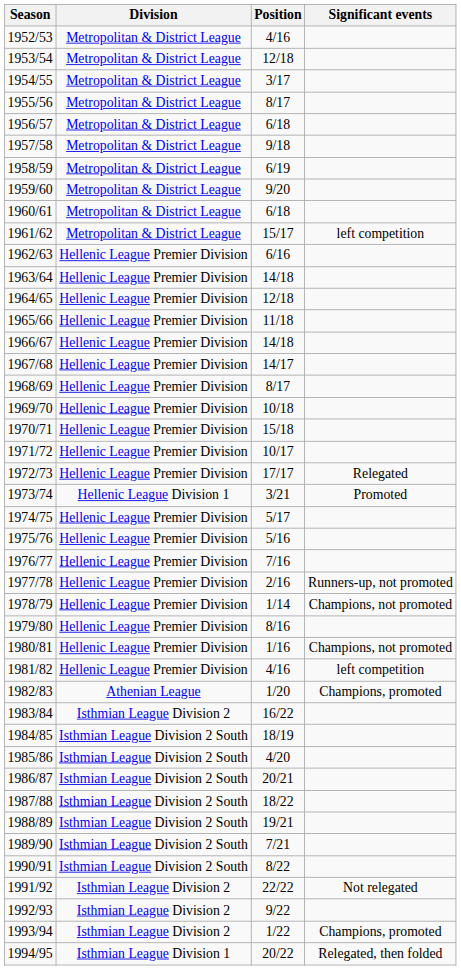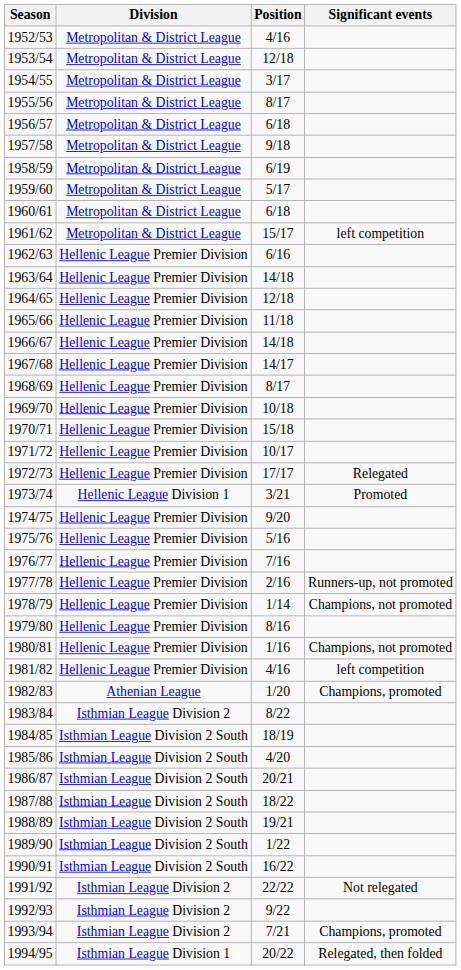(278, 189) 9/20 -> (278, 189) 5/17
(278, 517) 5/17 -> (278, 517) 9/20
(278, 713) 16/22 -> (278, 713) 8/22
(278, 844) 7/21 -> (278, 844) 1/22
(278, 866) 8/22 -> (278, 866) 16/22
(278, 931) 1/22 -> (278, 931) 7/21
